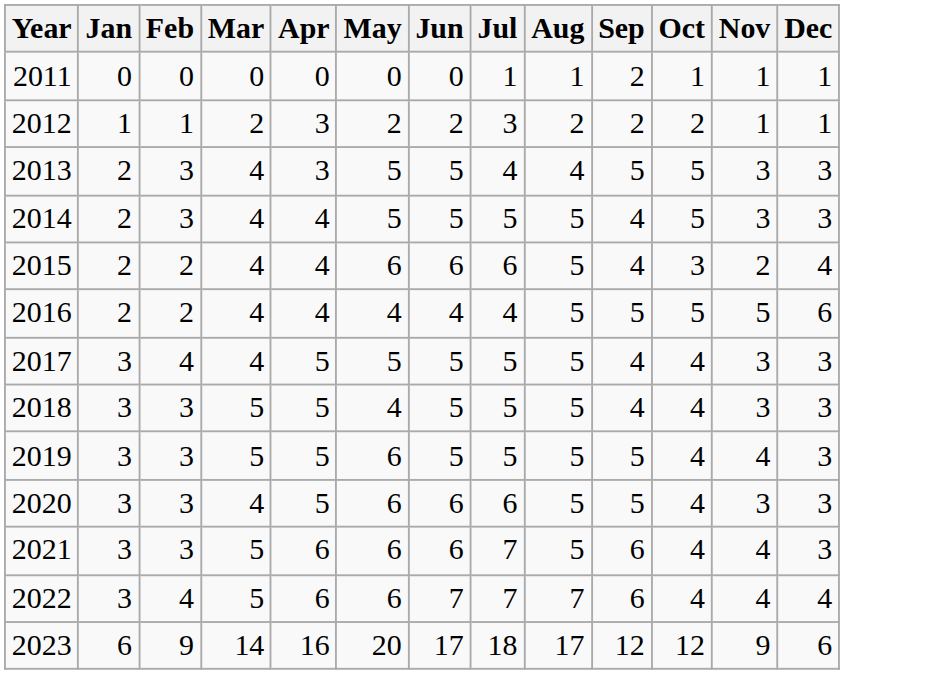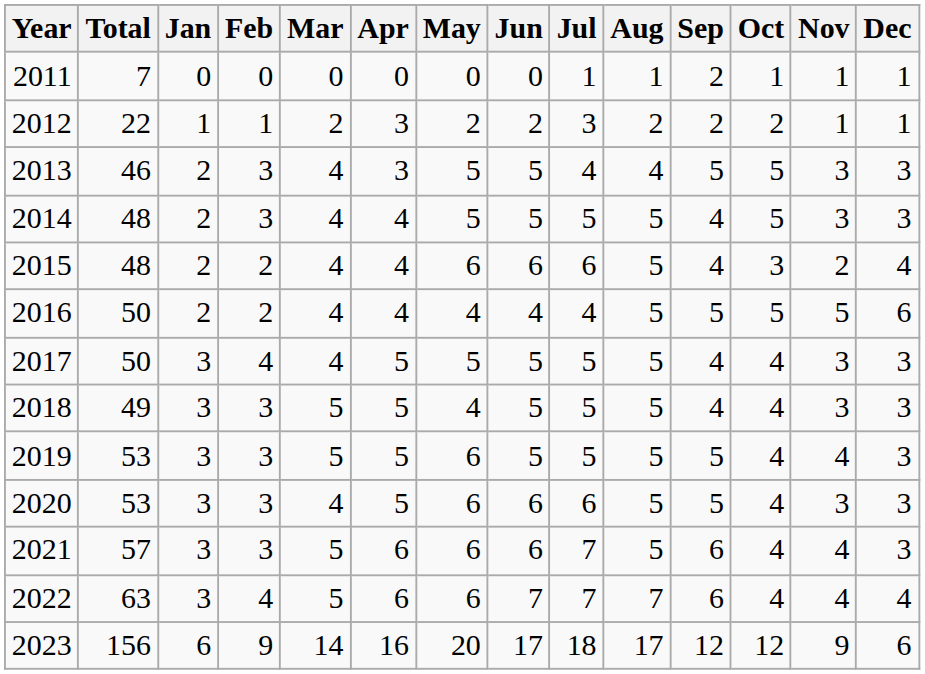+ column: (118, 28)
